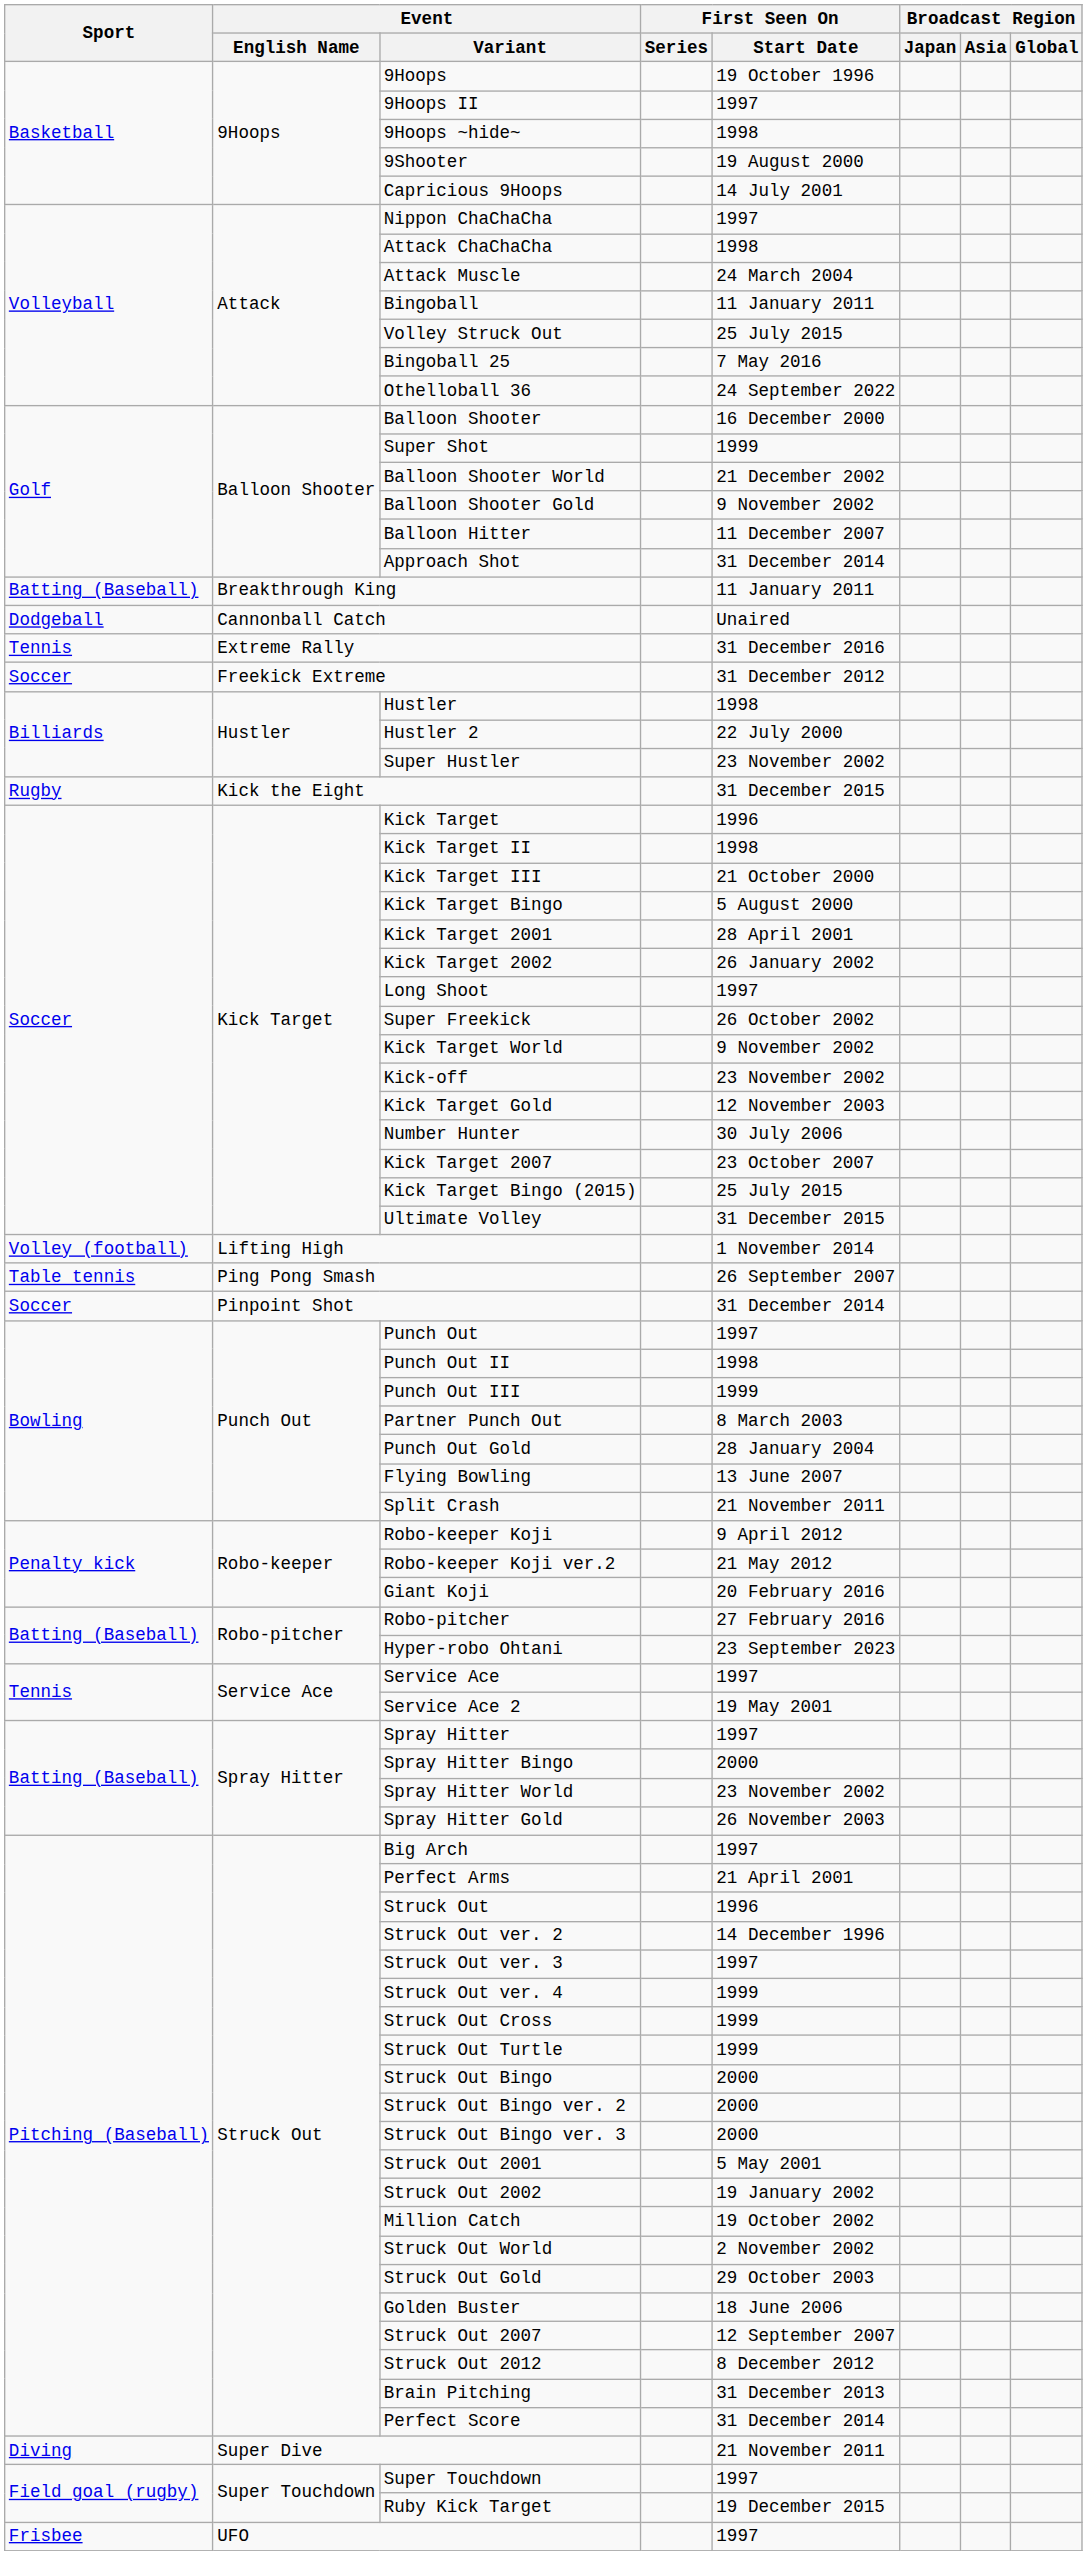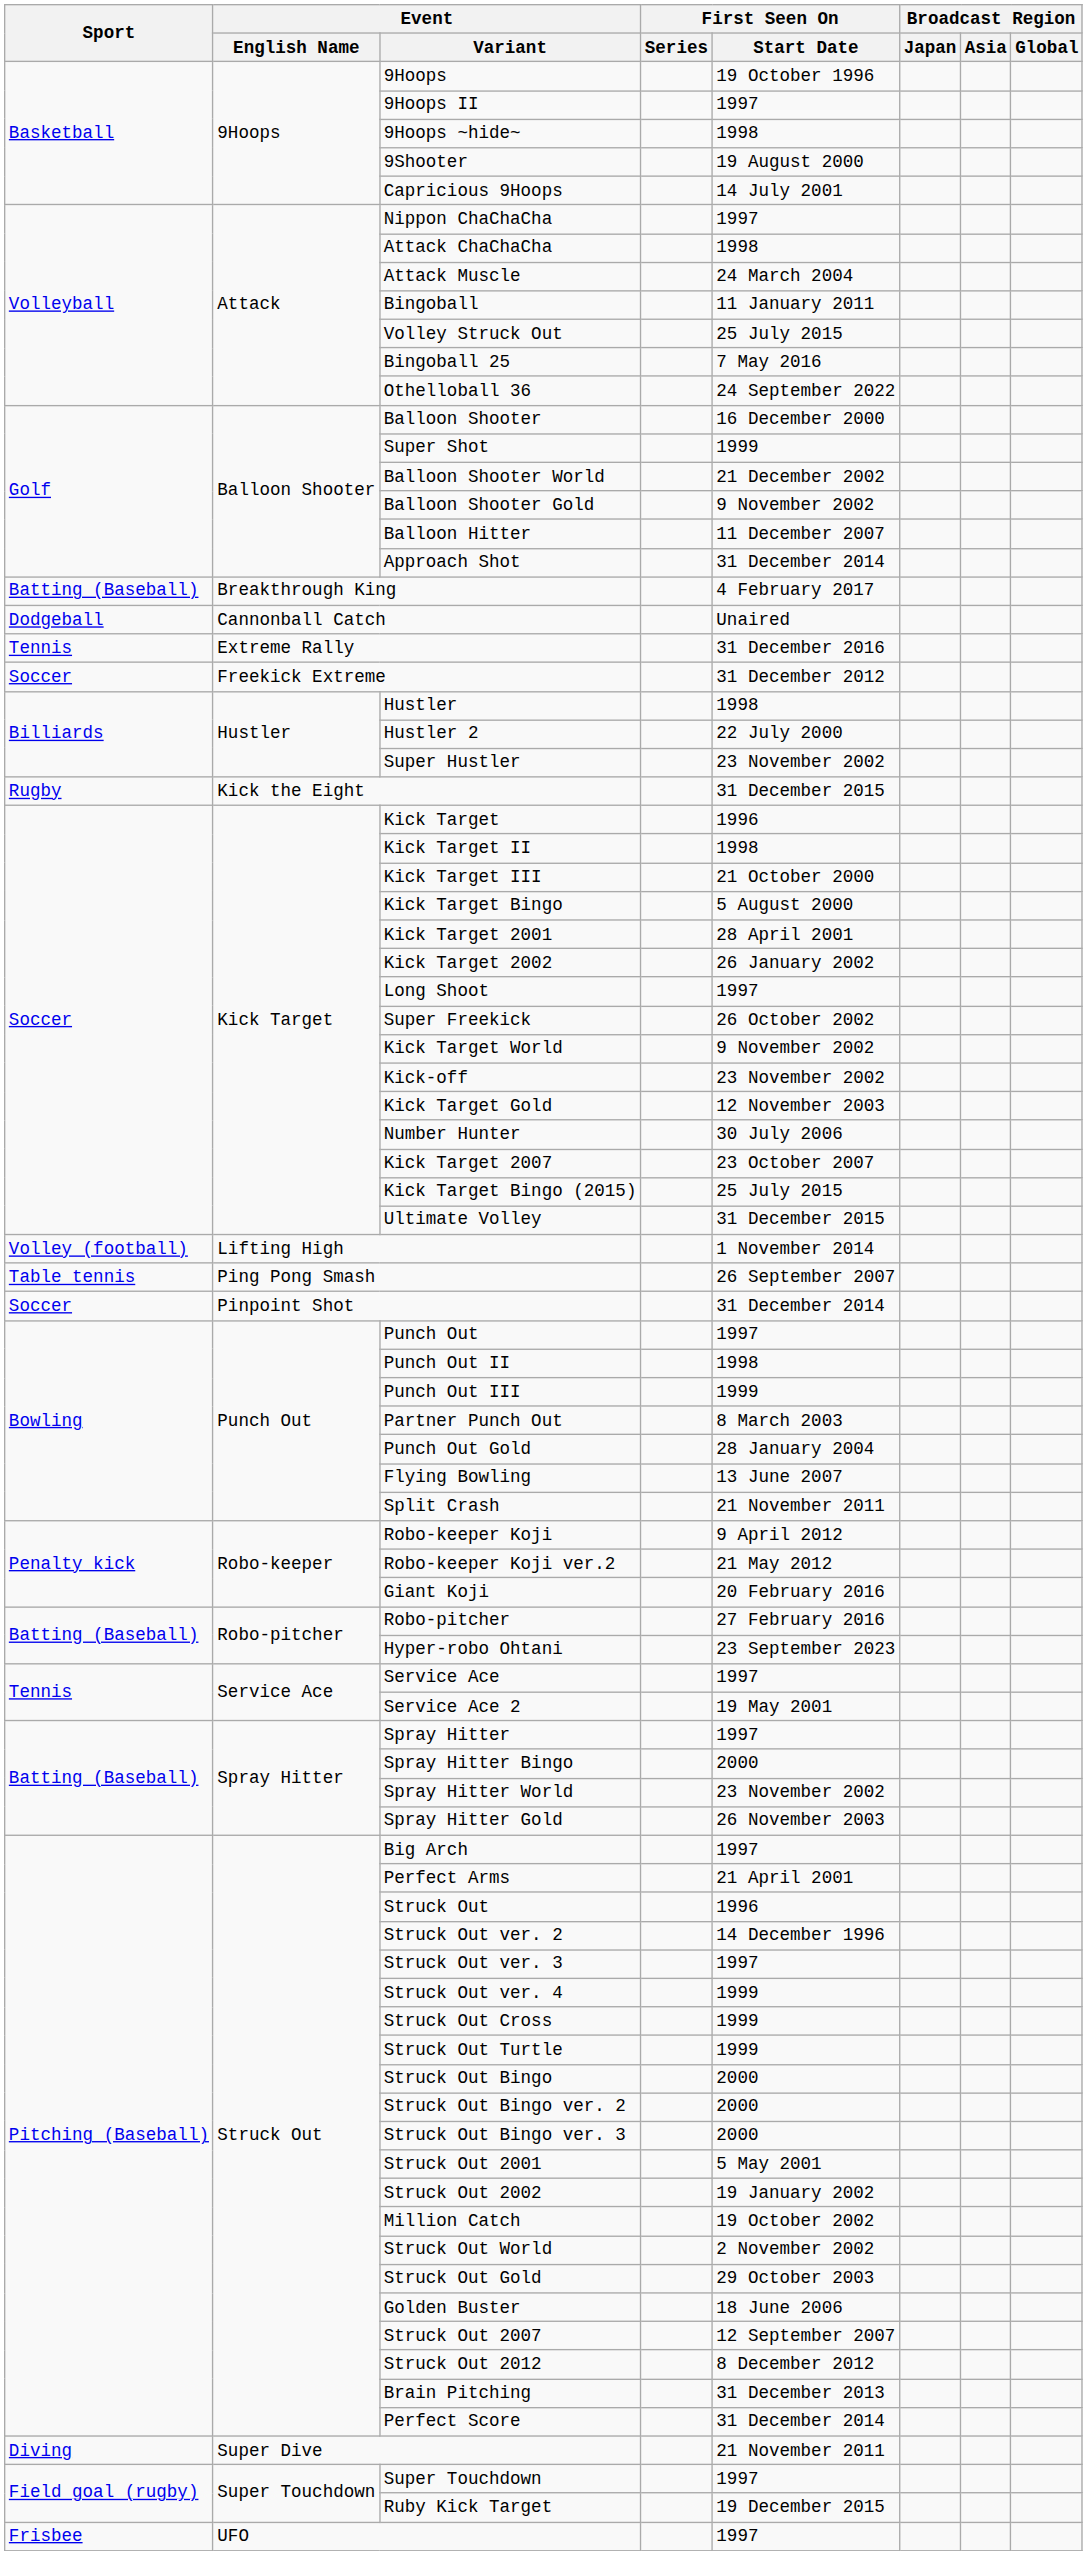(795, 591) 11 January 2011 -> (795, 591) 4 February 2017
